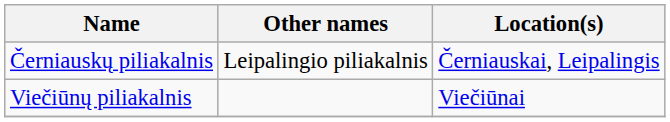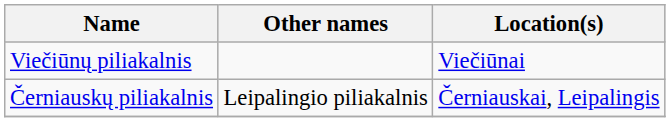rows swapped: (112, 60) <-> (101, 98)
